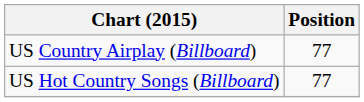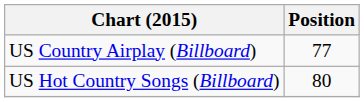(322, 81) 77 -> (322, 81) 80
